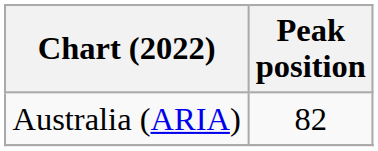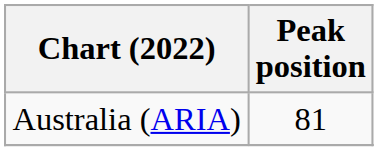(311, 118) 82 -> (311, 118) 81
